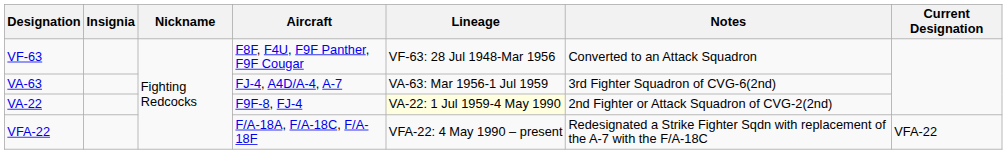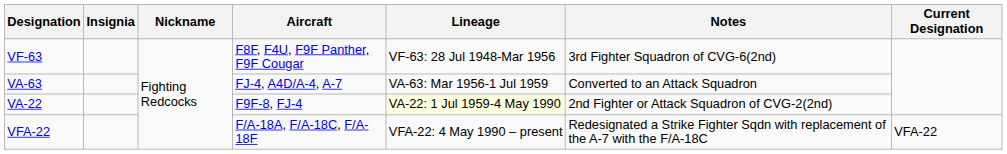(663, 56) Converted to an Attack Squadron -> (672, 56) 3rd Fighter Squadron of CVG-6(2nd)
(672, 84) 3rd Fighter Squadron of CVG-6(2nd) -> (663, 84) Converted to an Attack Squadron
